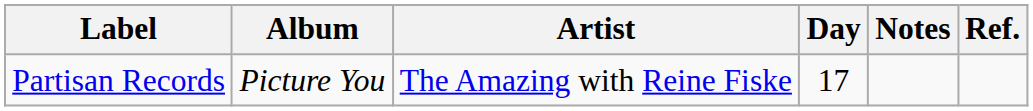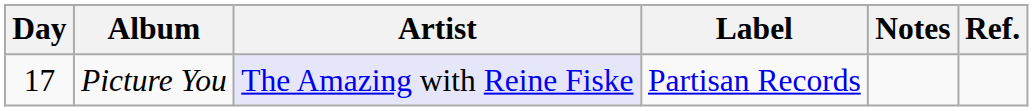columns swapped: (834, 29) <-> (119, 29)
(596, 79) no background -> (437, 79) lavender background
